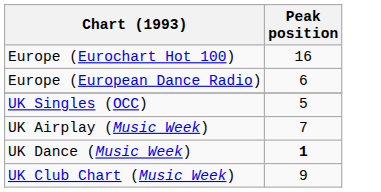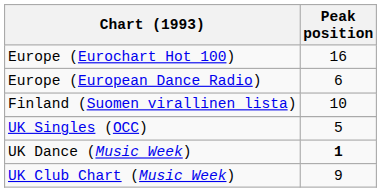+ row: (152, 104)
- row: (109, 128)
